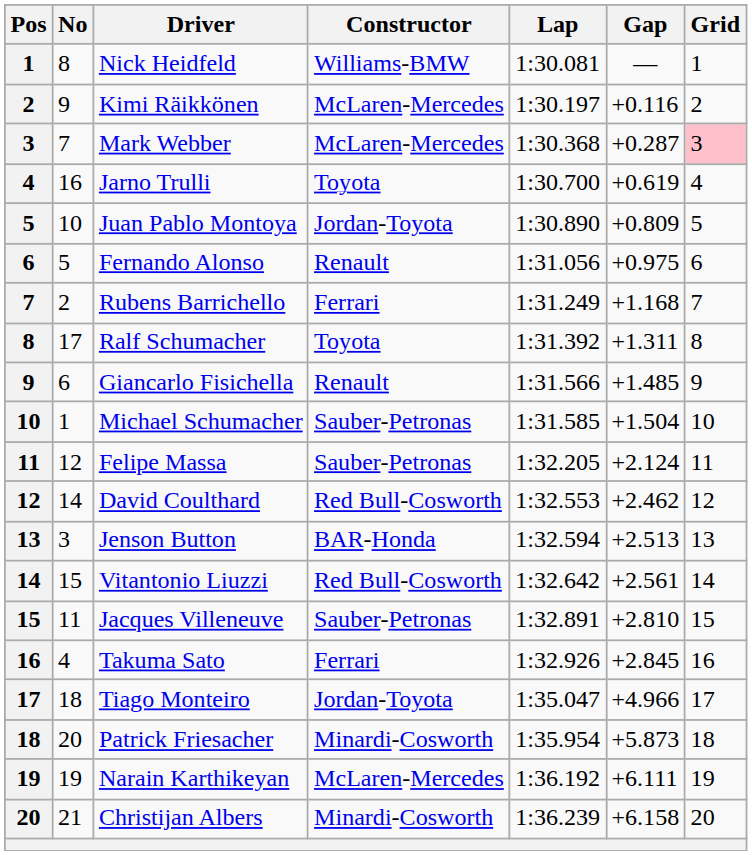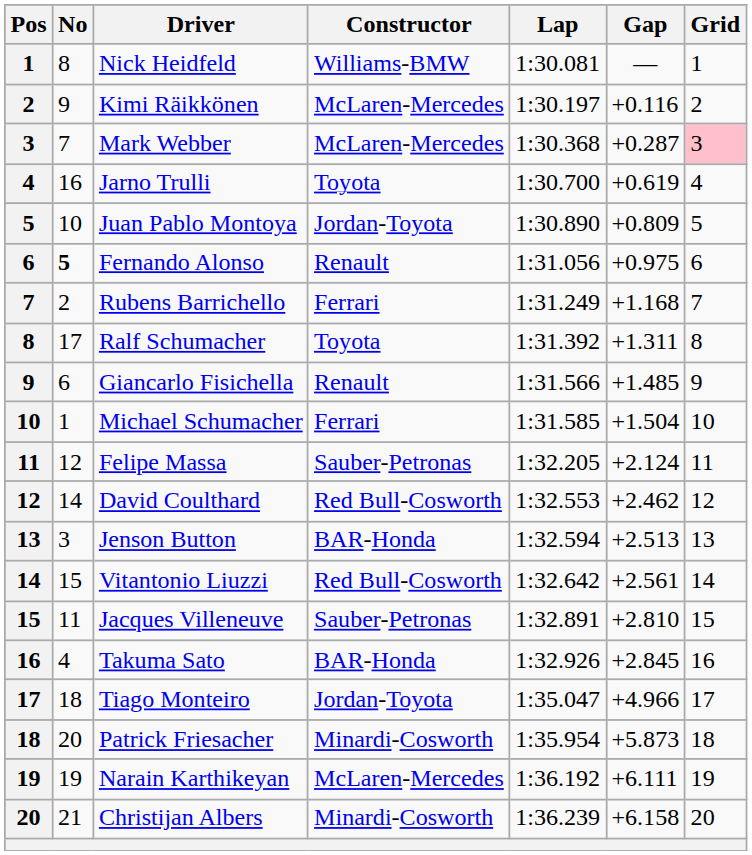(64, 262) normal -> (64, 262) bold
(393, 421) Sauber-Petronas -> (347, 421) Ferrari
(347, 659) Ferrari -> (375, 659) BAR-Honda
